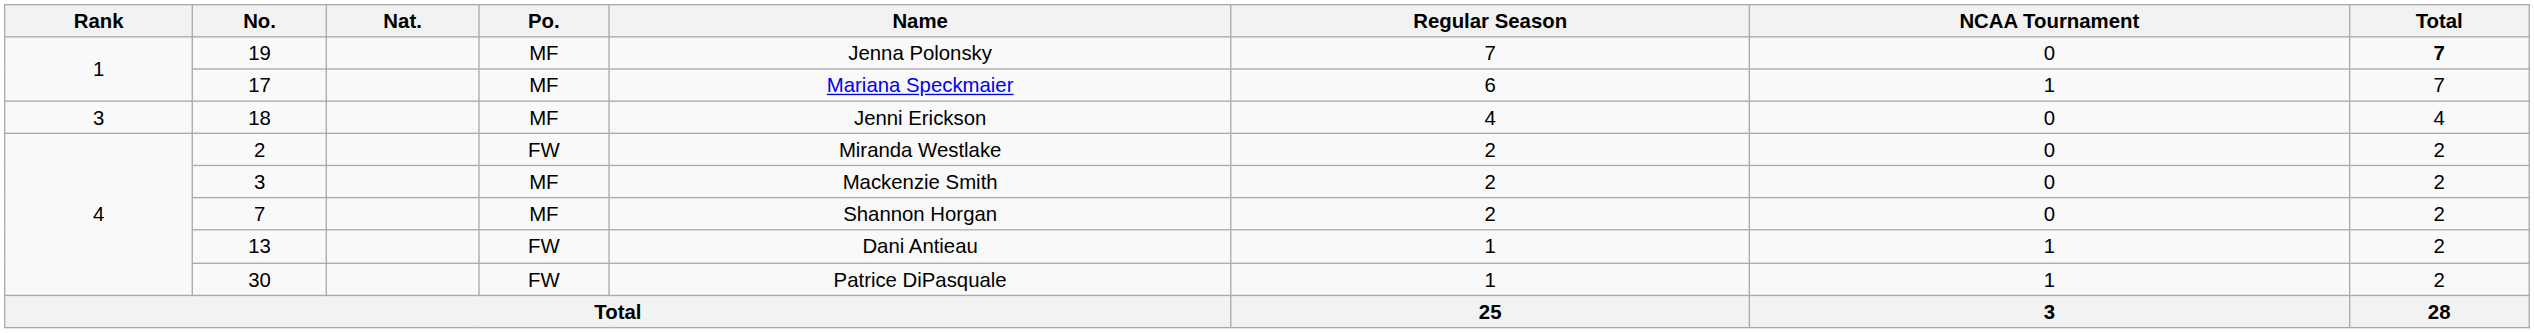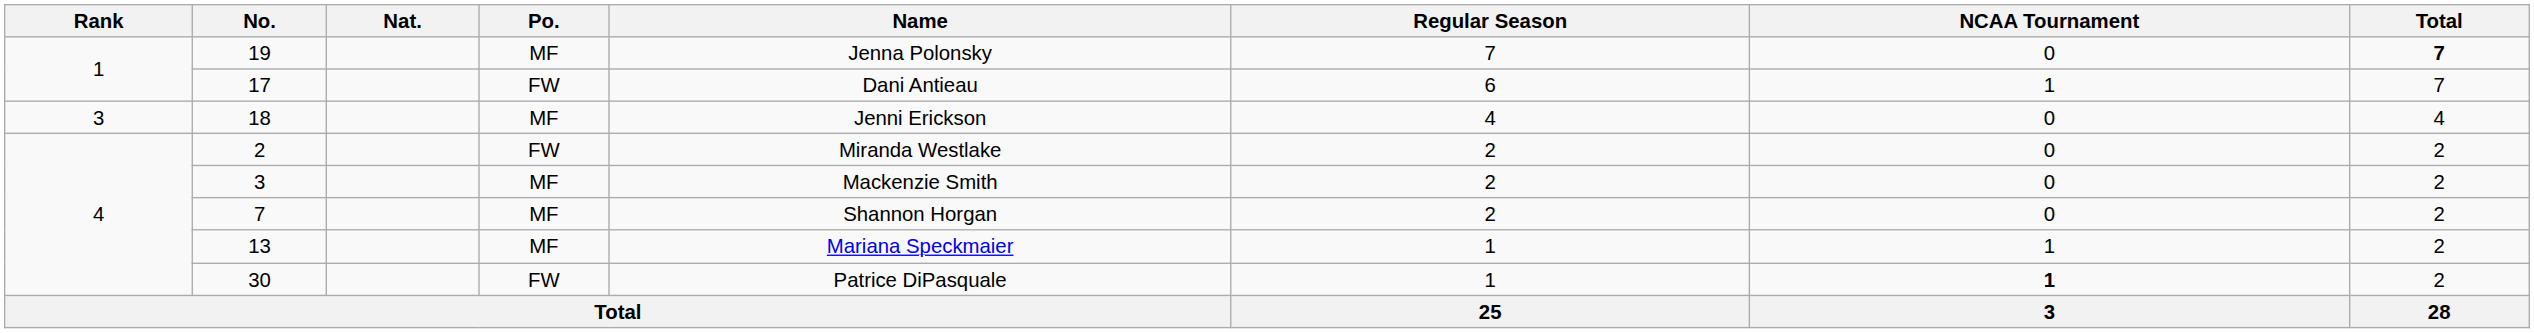(544, 85) MF -> (544, 85) FW
(920, 85) Mariana Speckmaier -> (920, 85) Dani Antieau
(544, 247) FW -> (544, 247) MF
(920, 247) Dani Antieau -> (920, 247) Mariana Speckmaier
(2049, 279) normal -> (2049, 279) bold
